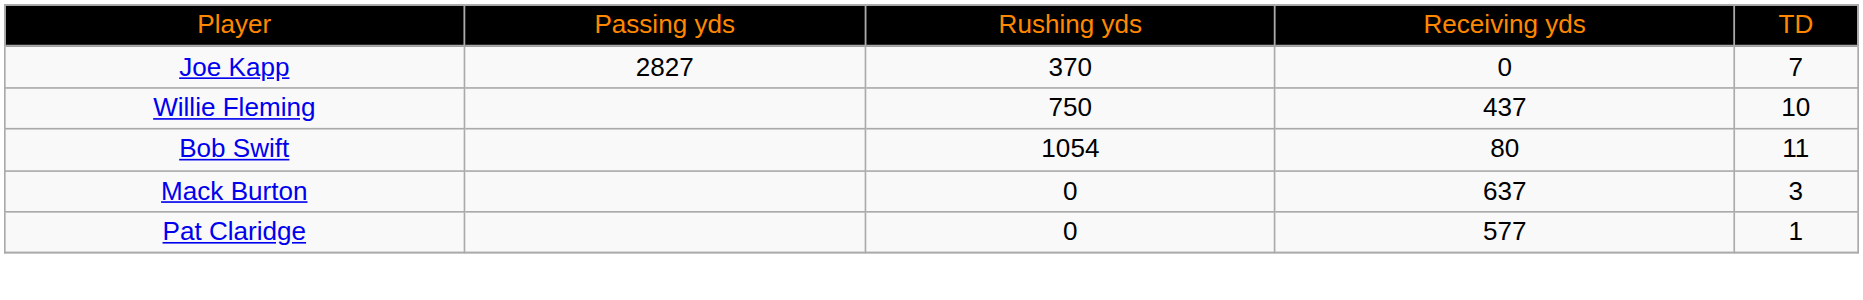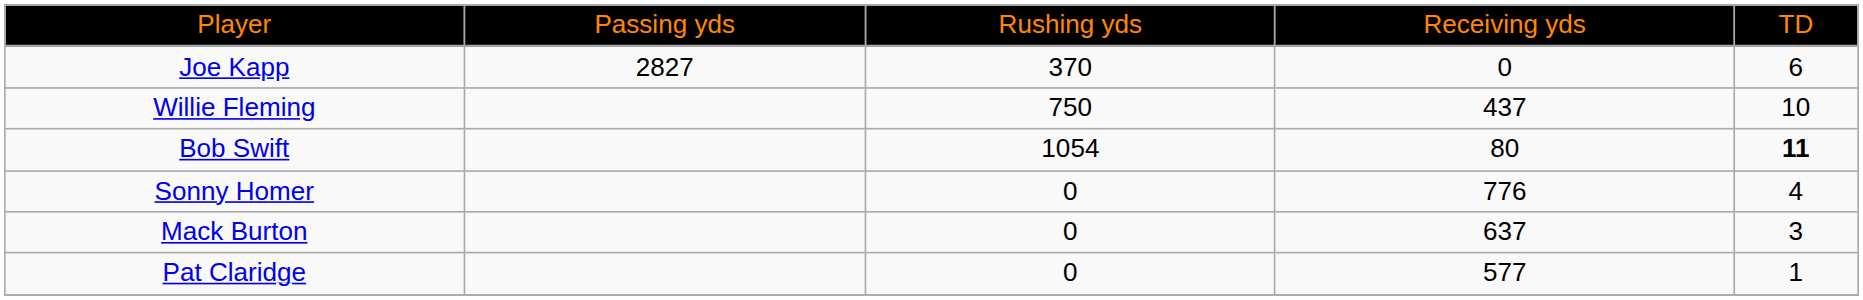(1796, 66) 7 -> (1796, 66) 6
(1796, 149) normal -> (1796, 149) bold
+ row: (234, 190)
